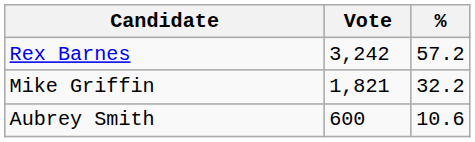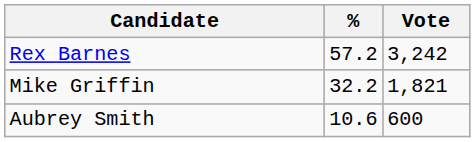columns swapped: (368, 21) <-> (440, 21)
